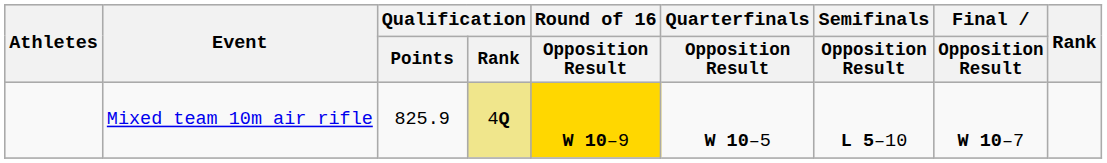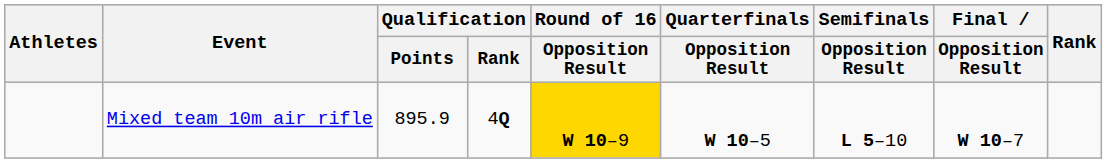(422, 120) 825.9 -> (422, 120) 895.9
(499, 120) khaki background -> (499, 120) no background
